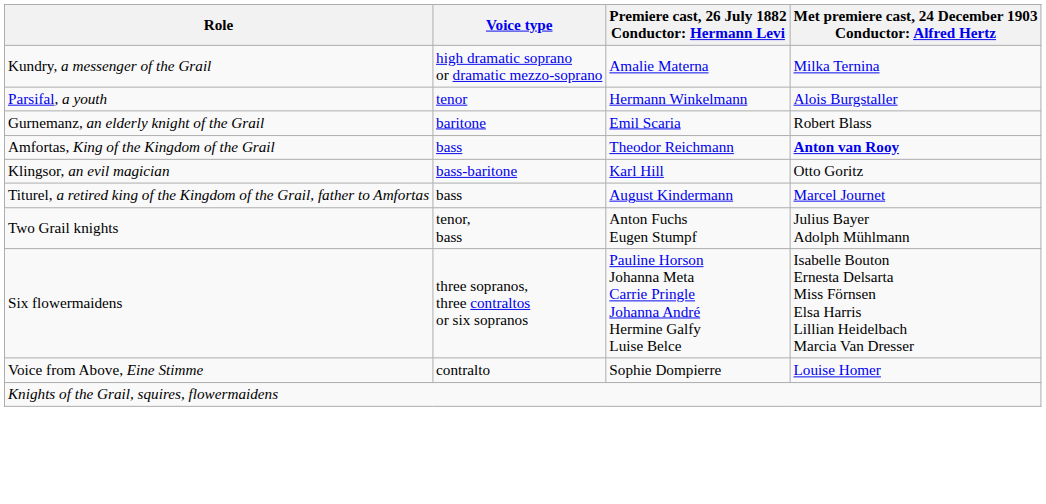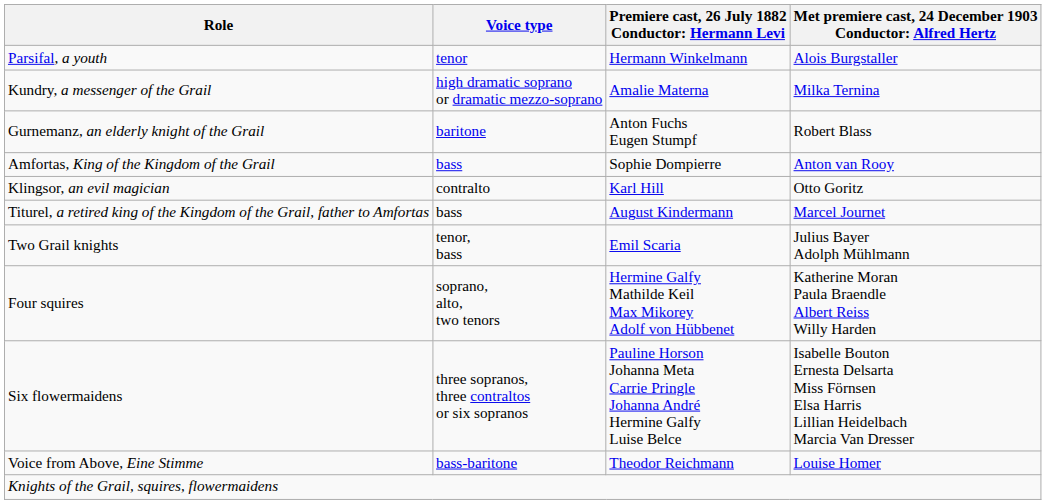rows swapped: (58, 98) <-> (110, 66)
(645, 123) Emil Scaria -> (653, 131) Anton Fuchs Eugen Stumpf
(672, 147) Theodor Reichmann -> (665, 164) Sophie Dompierre
(846, 147) bold -> (844, 164) normal
(477, 171) bass-baritone -> (463, 188) contralto
(653, 228) Anton Fuchs Eugen Stumpf -> (645, 245) Emil Scaria
+ row: (46, 303)
(463, 370) contralto -> (477, 462) bass-baritone
(665, 370) Sophie Dompierre -> (672, 462) Theodor Reichmann
